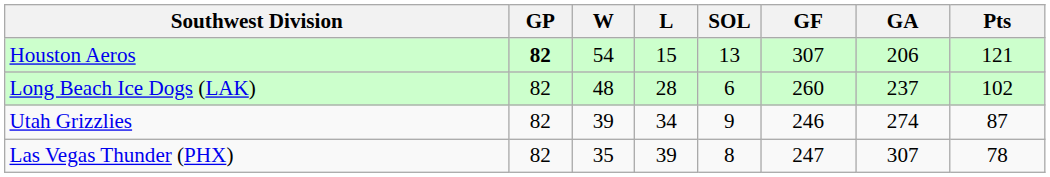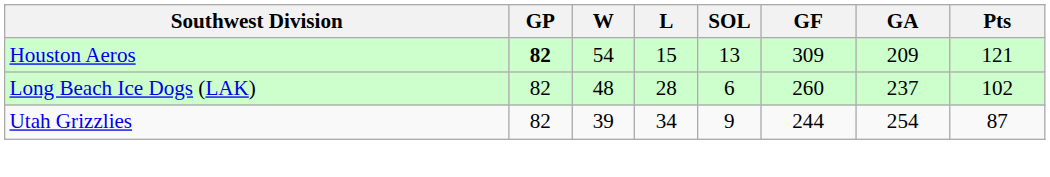(808, 54) 307 -> (808, 54) 309
(903, 54) 206 -> (903, 54) 209
(808, 121) 246 -> (808, 121) 244
(903, 121) 274 -> (903, 121) 254
- row: (121, 155)
